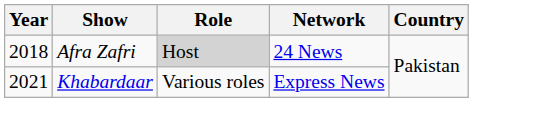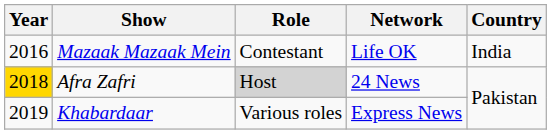+ row: (144, 50)
(29, 50) no background -> (29, 81) gold background
(29, 81) 2021 -> (29, 112) 2019
